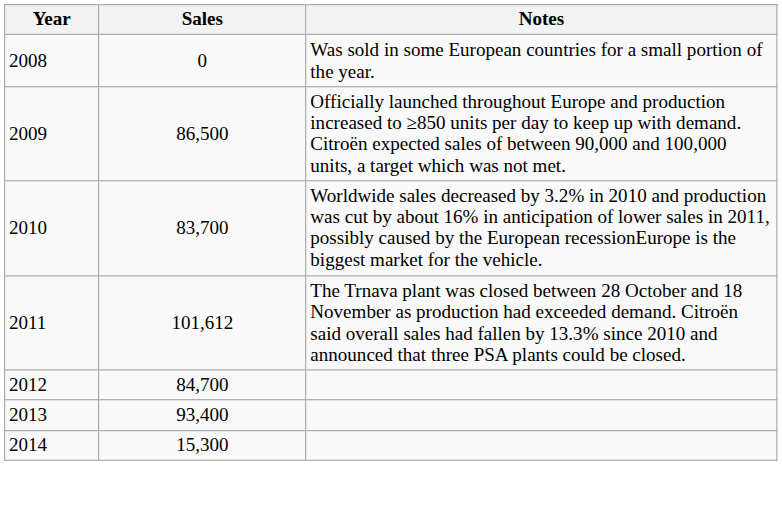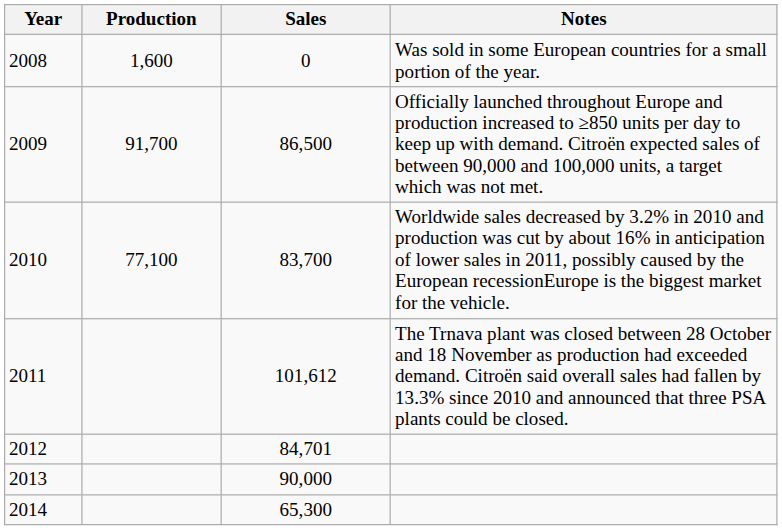+ column: (151, 19)
(202, 384) 84,700 -> (306, 449) 84,701
(202, 414) 93,400 -> (306, 479) 90,000
(202, 445) 15,300 -> (306, 509) 65,300
